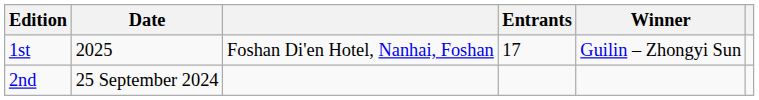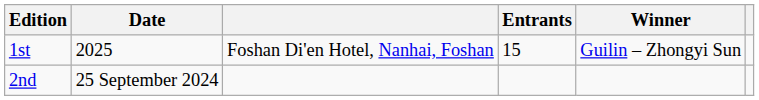(512, 50) 17 -> (512, 50) 15
